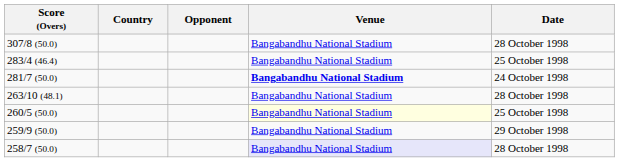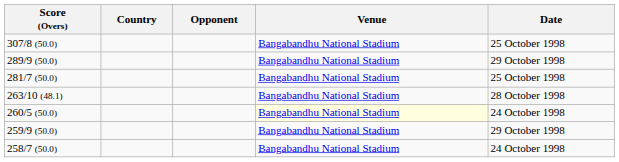(531, 43) 28 October 1998 -> (528, 43) 25 October 1998
+ row: (32, 60)
- row: (32, 60)
(327, 78) bold -> (329, 78) normal
(531, 78) 24 October 1998 -> (528, 78) 25 October 1998
(531, 113) 25 October 1998 -> (528, 113) 24 October 1998
(322, 148) lavender background -> (329, 148) no background
(531, 148) 28 October 1998 -> (528, 148) 24 October 1998
